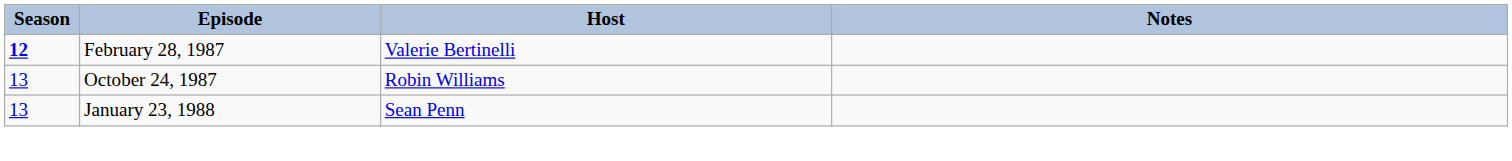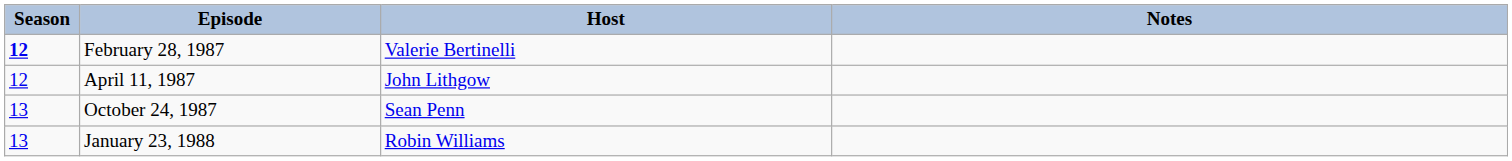+ row: (140, 79)
(445, 79) Robin Williams -> (425, 110) Sean Penn
(425, 110) Sean Penn -> (445, 140) Robin Williams
